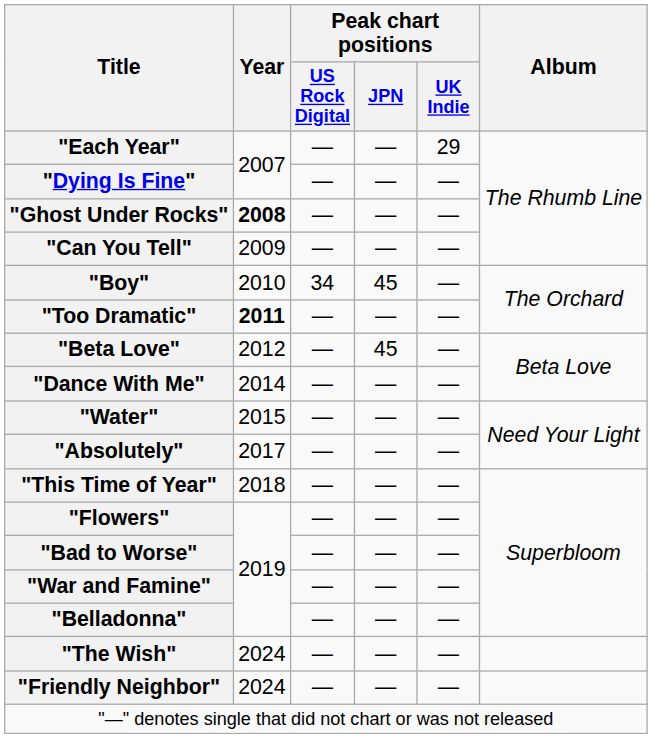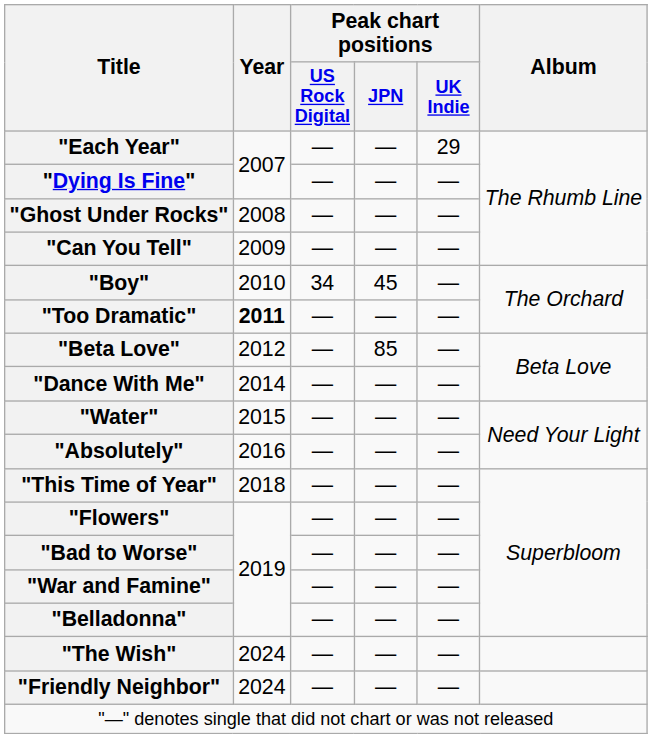(262, 214) bold -> (262, 214) normal
(386, 349) 45 -> (386, 349) 85
(262, 451) 2017 -> (262, 451) 2016
